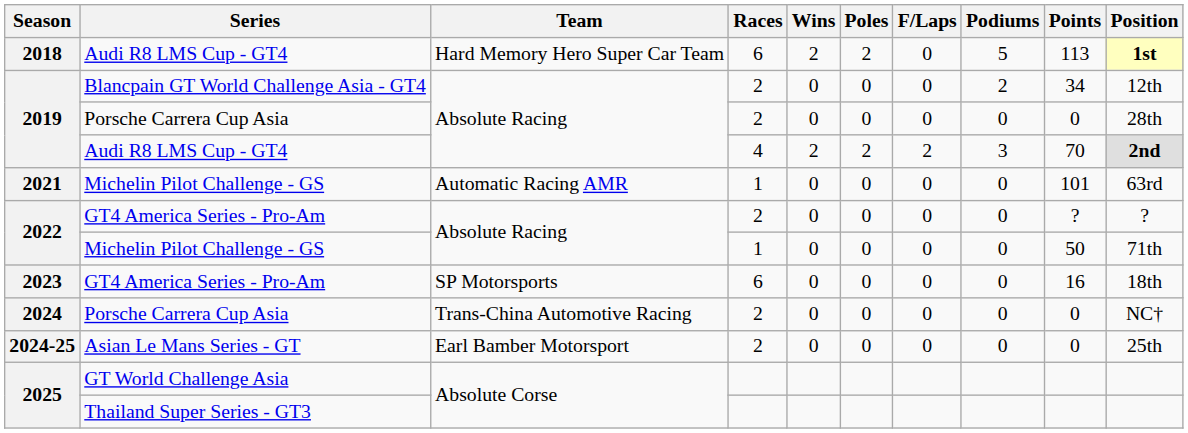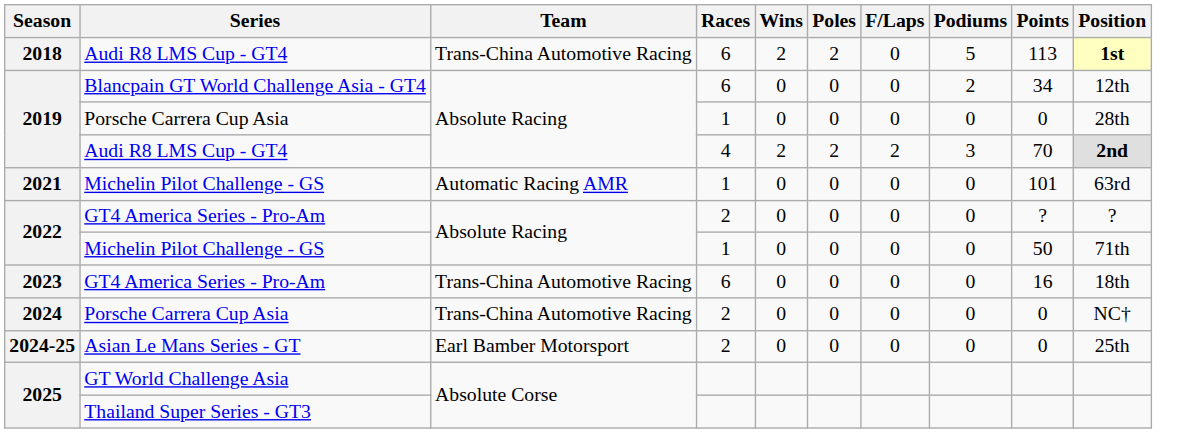(580, 53) Hard Memory Hero Super Car Team -> (563, 53) Trans-China Automotive Racing
(758, 86) 2 -> (726, 86) 6
(758, 118) 2 -> (726, 118) 1
(496, 281) SP Motorsports -> (563, 281) Trans-China Automotive Racing
